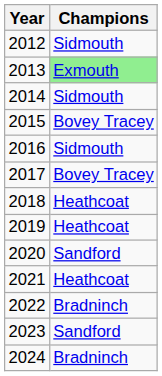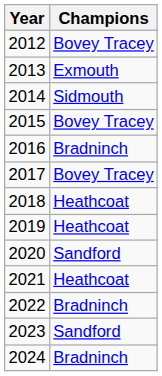(88, 43) Sidmouth -> (104, 43) Bovey Tracey
(86, 70) lightgreen background -> (86, 70) no background
(88, 148) Sidmouth -> (91, 148) Bradninch
